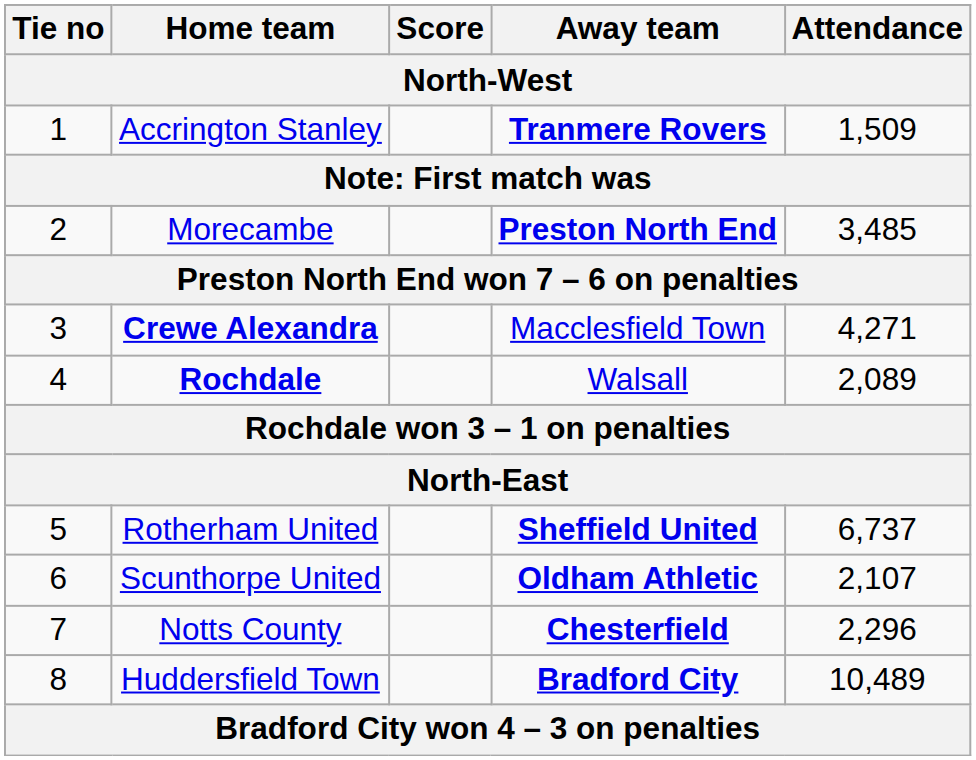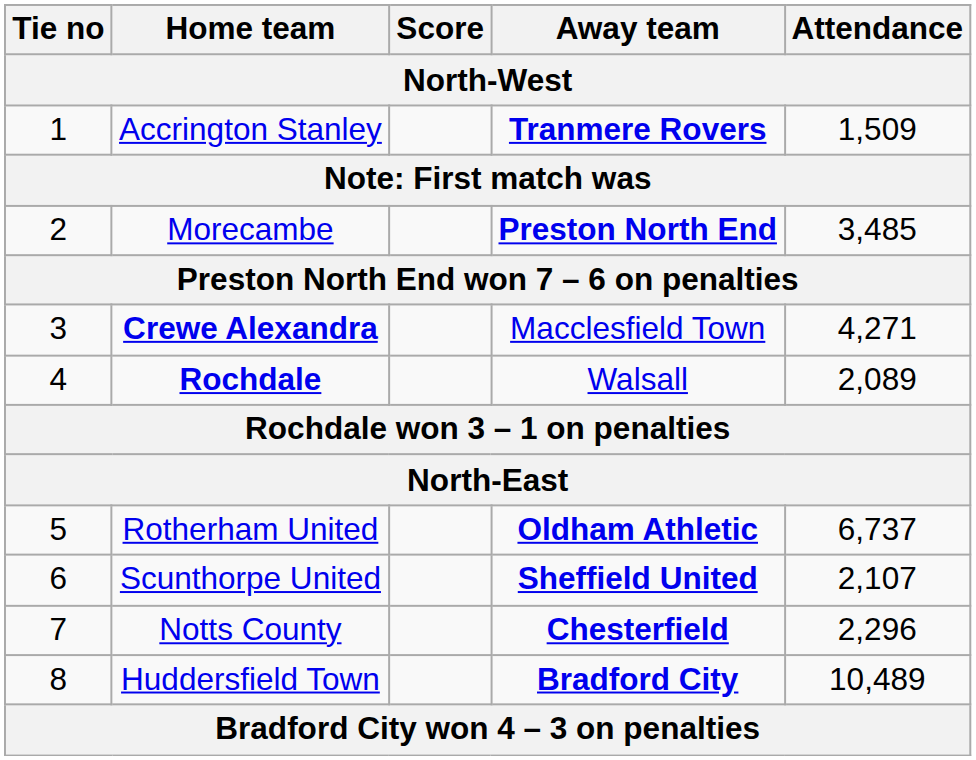(638, 529) Sheffield United -> (638, 529) Oldham Athletic
(638, 579) Oldham Athletic -> (638, 579) Sheffield United
